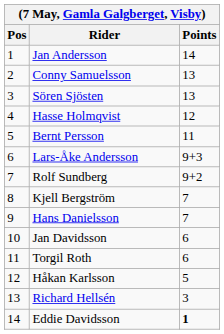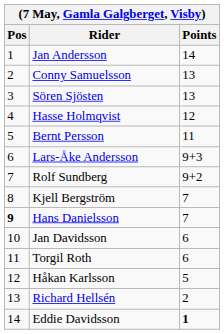(11, 217) normal -> (11, 217) bold
(186, 298) 3 -> (186, 298) 2
